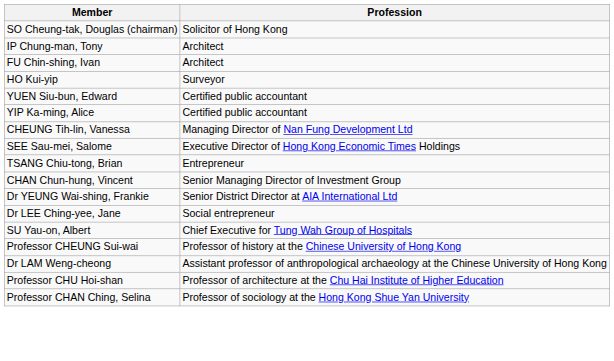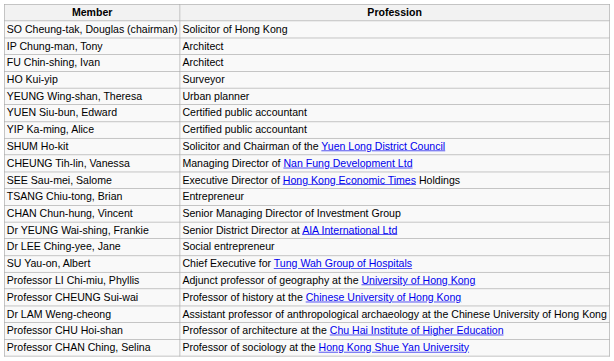+ row: (74, 96)
+ row: (38, 146)
+ row: (73, 280)
